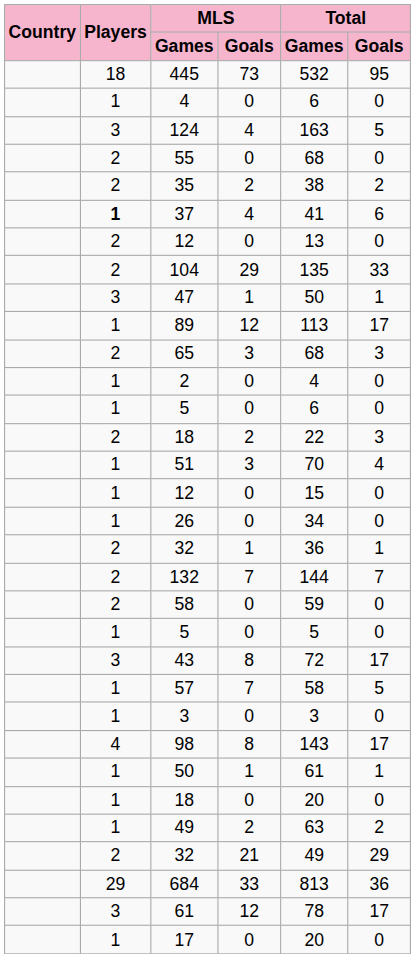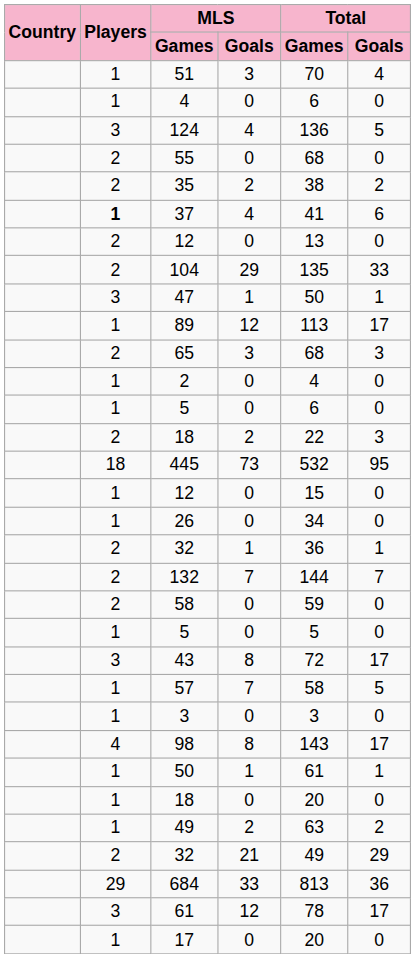rows swapped: (184, 74) <-> (184, 465)
(314, 130) 163 -> (314, 130) 136
